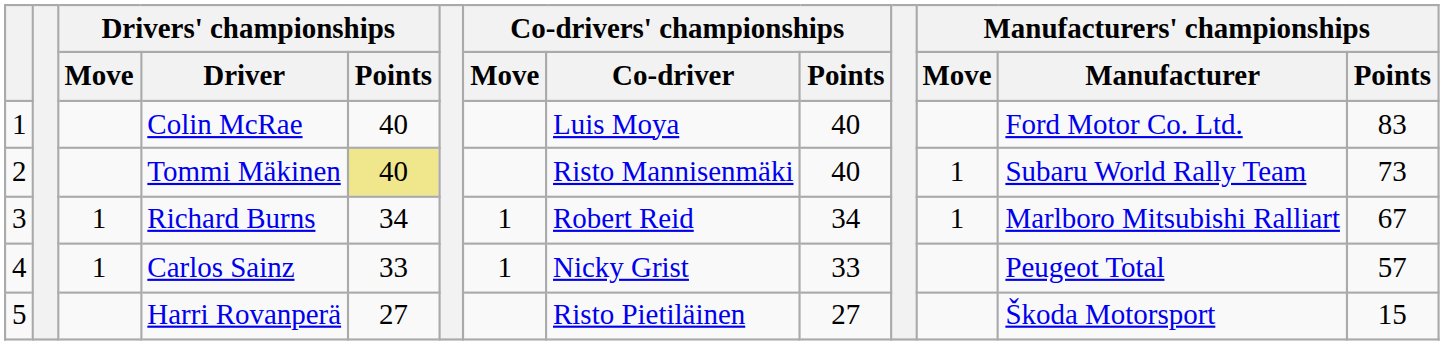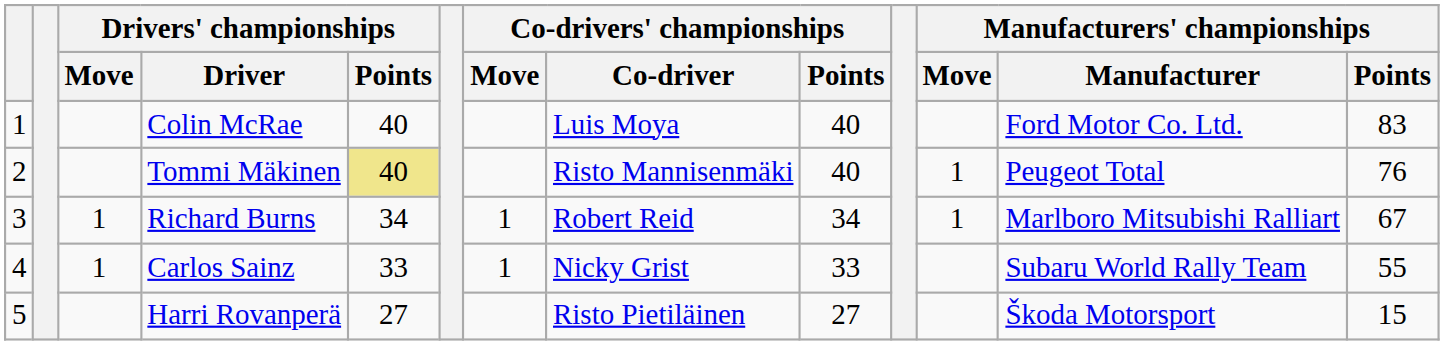(1156, 171) Subaru World Rally Team -> (1085, 171) Peugeot Total
(1392, 171) 73 -> (1392, 171) 76
(1085, 266) Peugeot Total -> (1156, 266) Subaru World Rally Team
(1392, 266) 57 -> (1392, 266) 55
